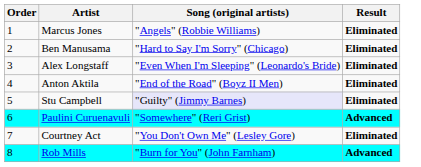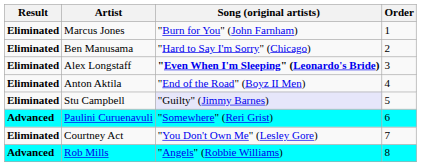columns swapped: (22, 13) <-> (371, 13)
(198, 30) "Angels" (Robbie Williams) -> (228, 30) "Burn for You" (John Farnham)
(238, 65) normal -> (269, 65) bold
(205, 153) "Burn for You" (John Farnham) -> (220, 153) "Angels" (Robbie Williams)
